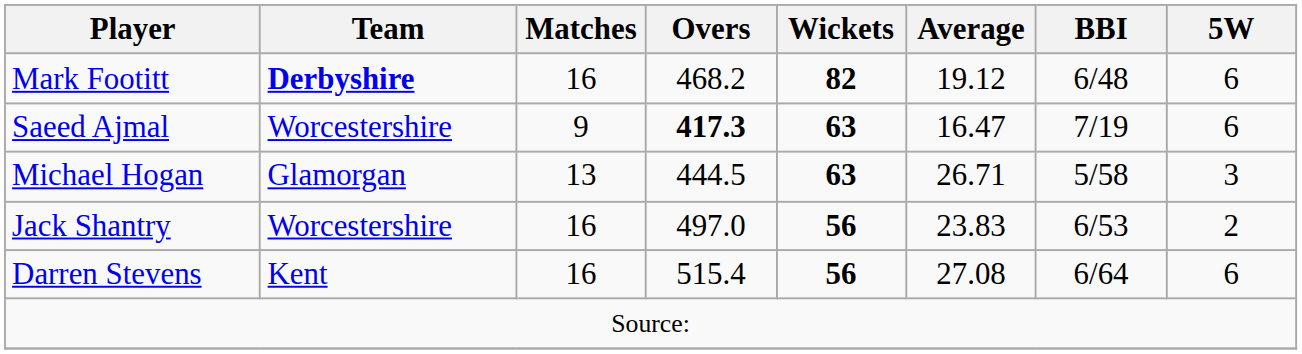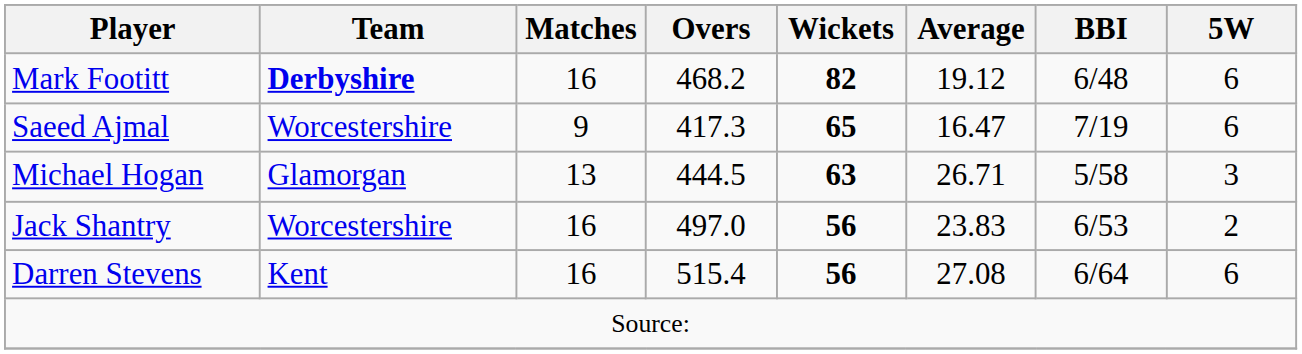(711, 126) bold -> (711, 126) normal
(841, 126) 63 -> (841, 126) 65
